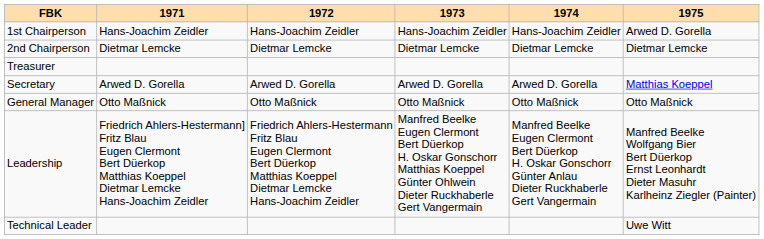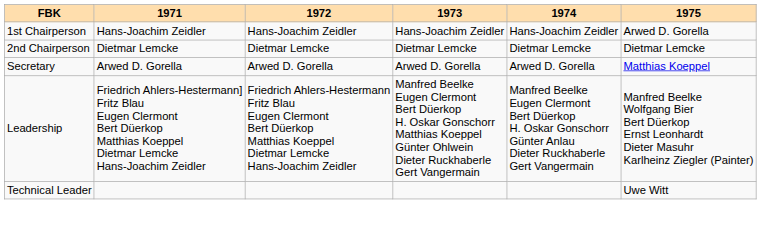- row: (31, 66)
- row: (51, 102)
